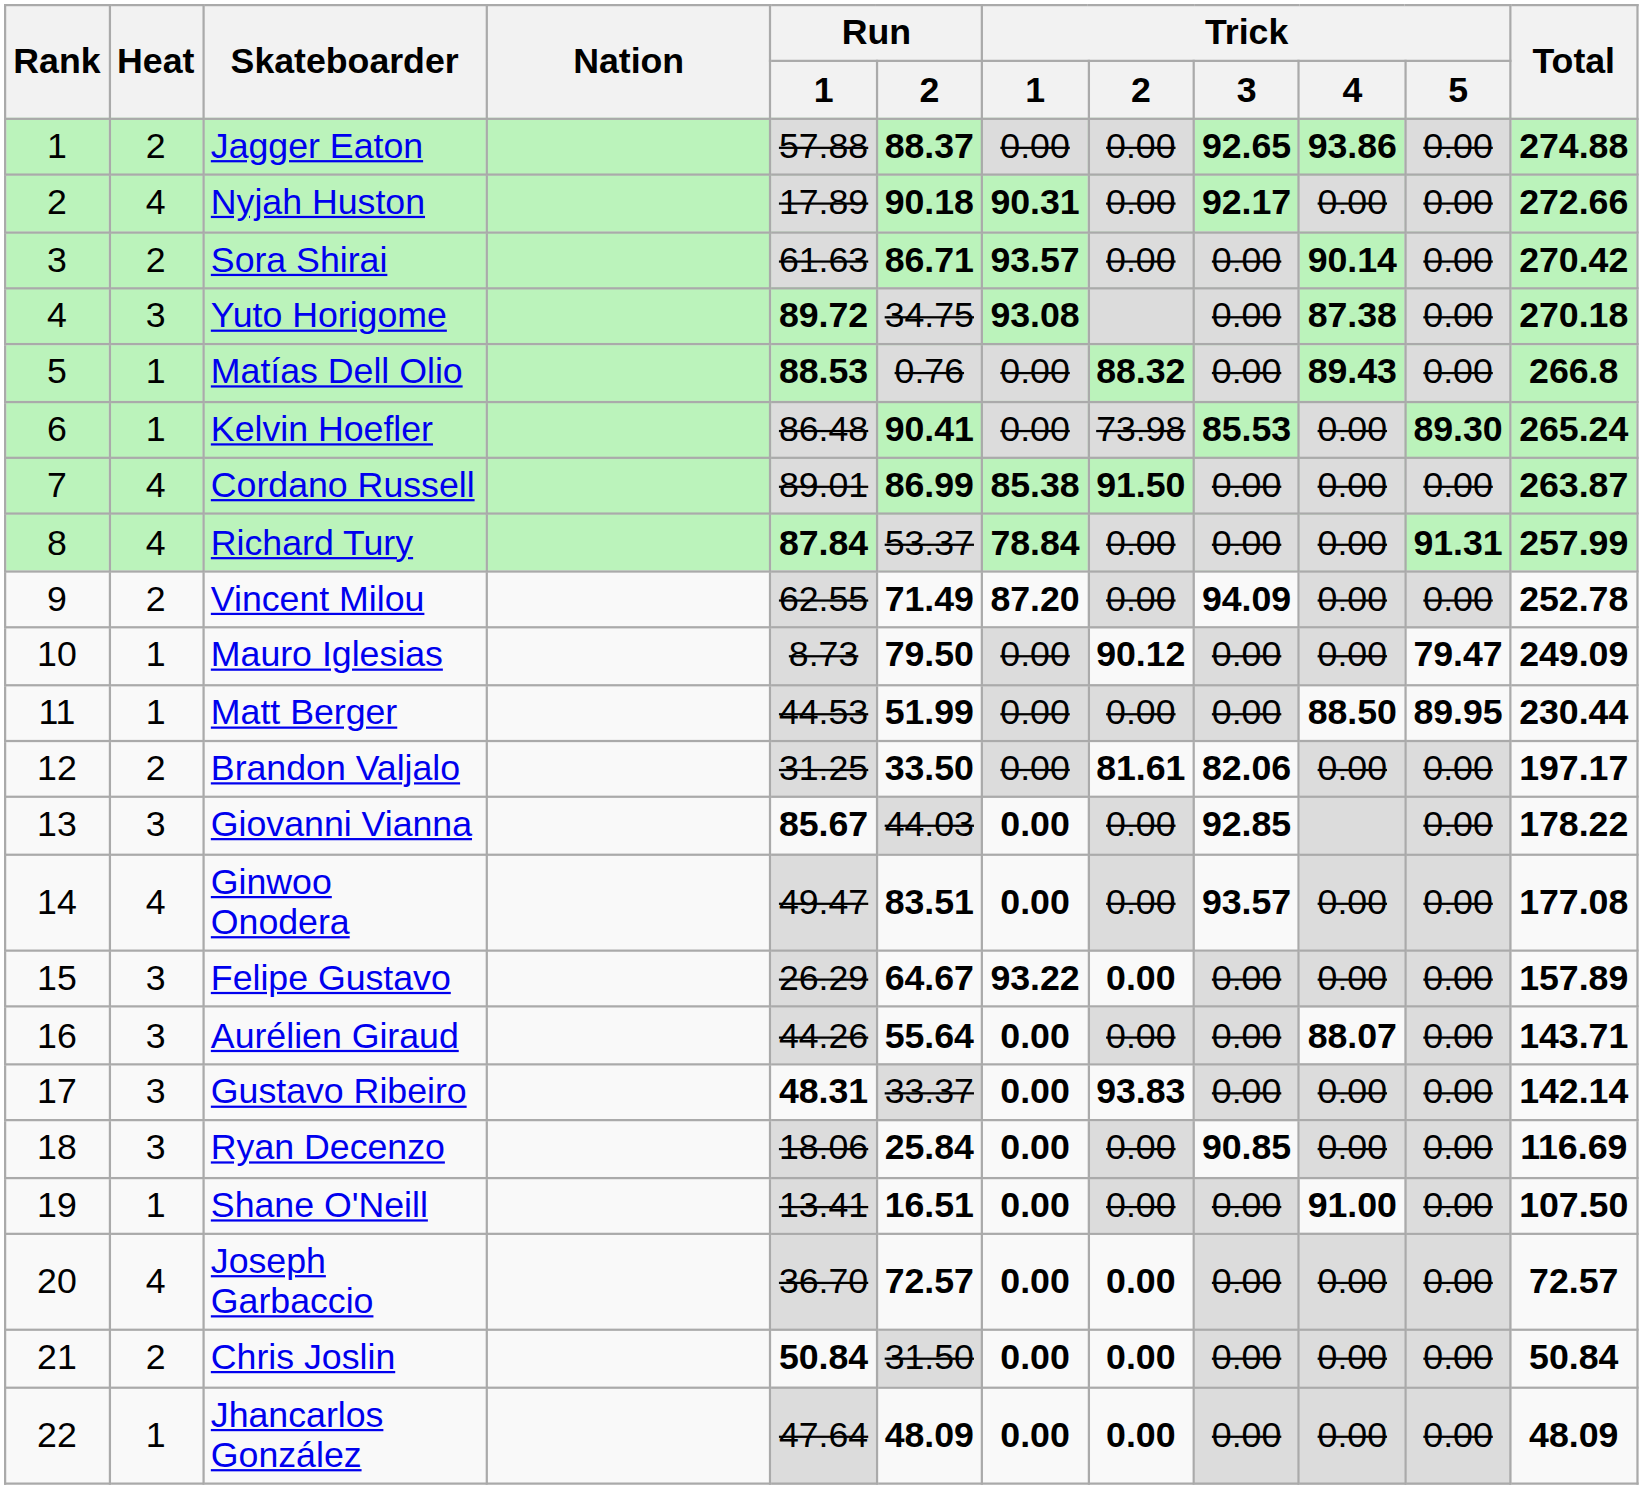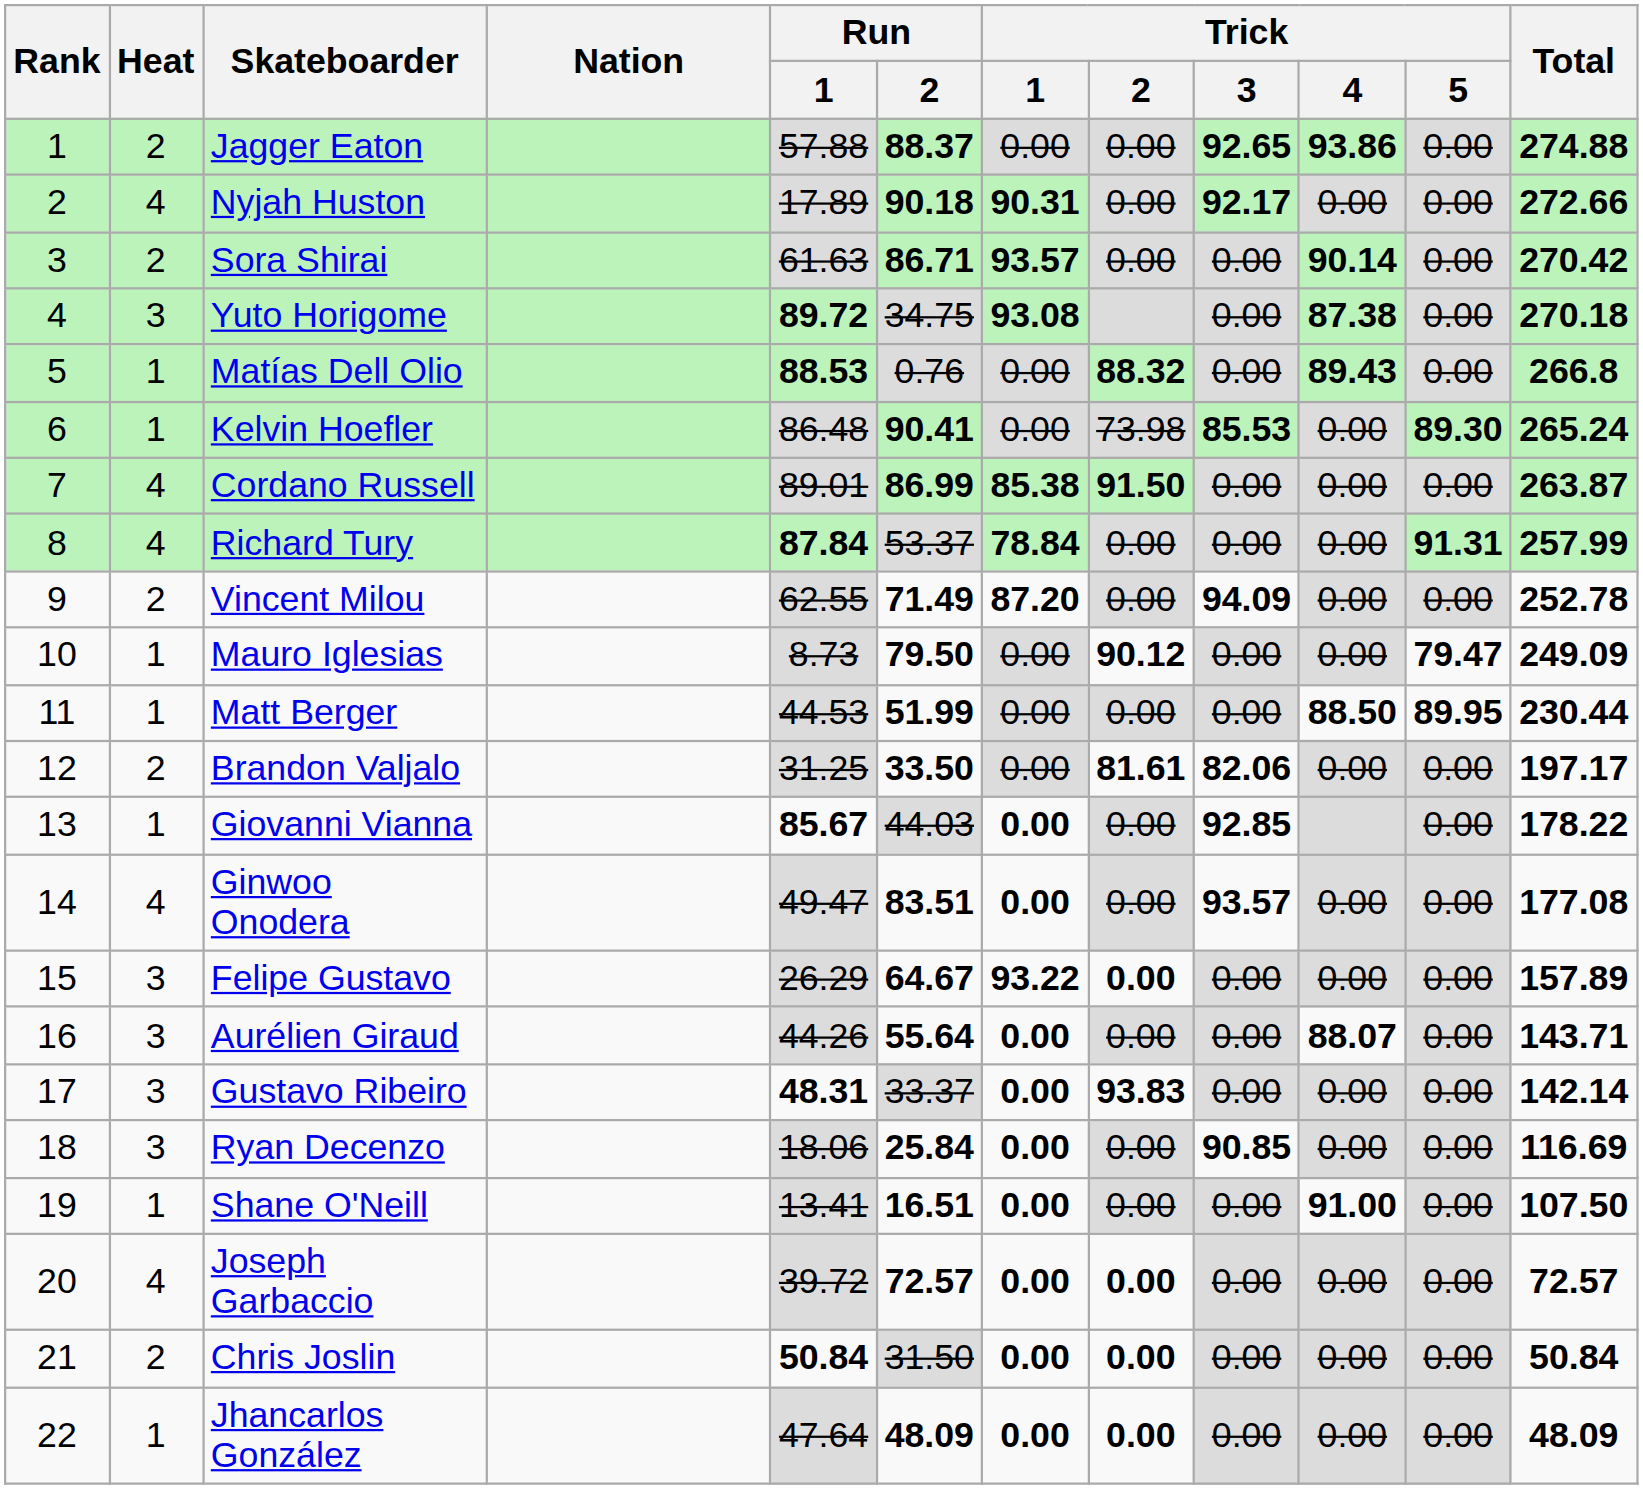(156, 825) 3 -> (156, 825) 1
(824, 1281) 36.70 -> (824, 1281) 39.72
